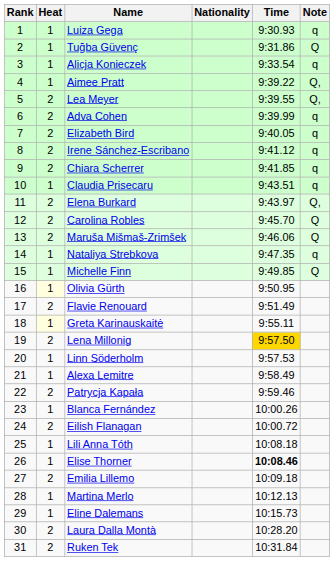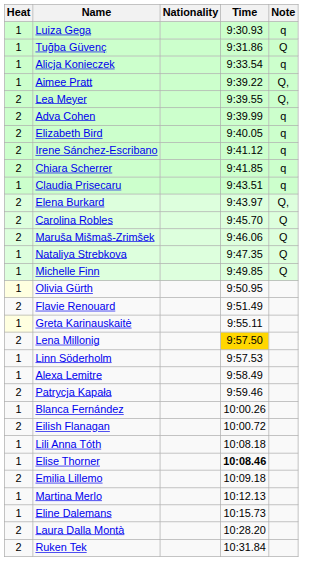- column: (20, 13)
(315, 254) q -> (283, 254) Q
